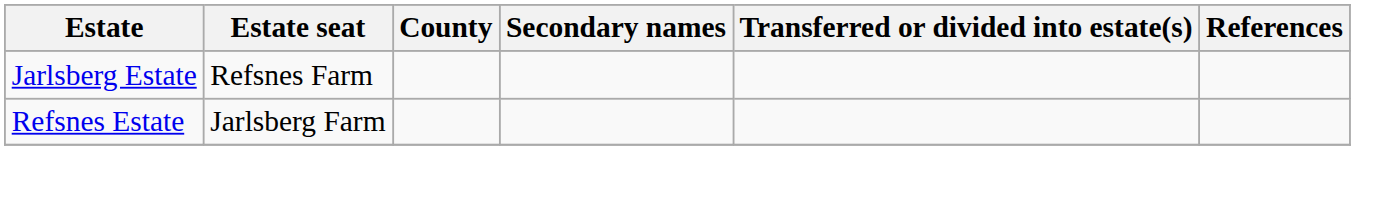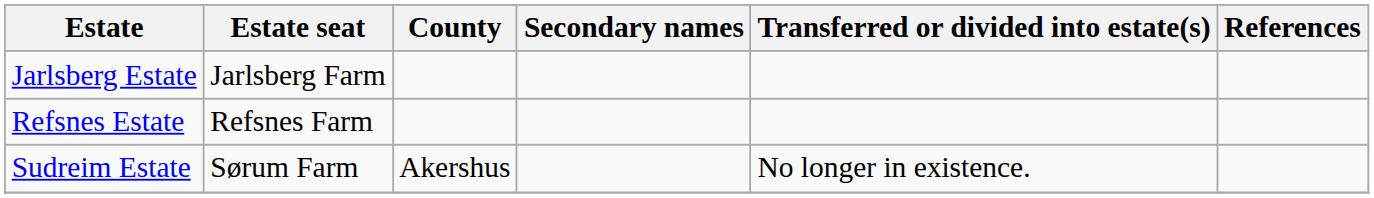(292, 74) Refsnes Farm -> (298, 74) Jarlsberg Farm
(298, 121) Jarlsberg Farm -> (292, 121) Refsnes Farm
+ row: (101, 167)
